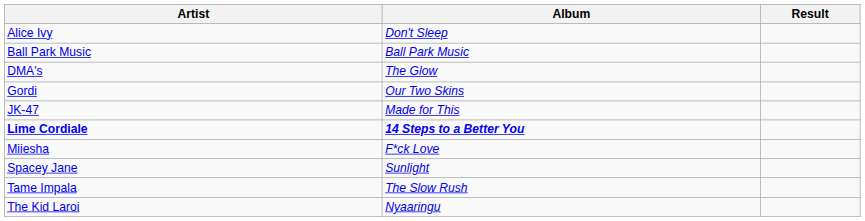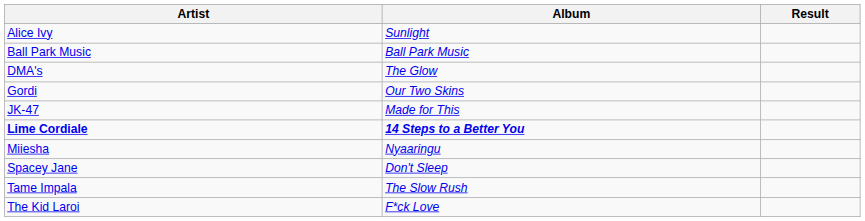(416, 33) Don't Sleep -> (407, 33) Sunlight
(412, 149) F*ck Love -> (413, 149) Nyaaringu
(407, 168) Sunlight -> (416, 168) Don't Sleep
(413, 206) Nyaaringu -> (412, 206) F*ck Love
